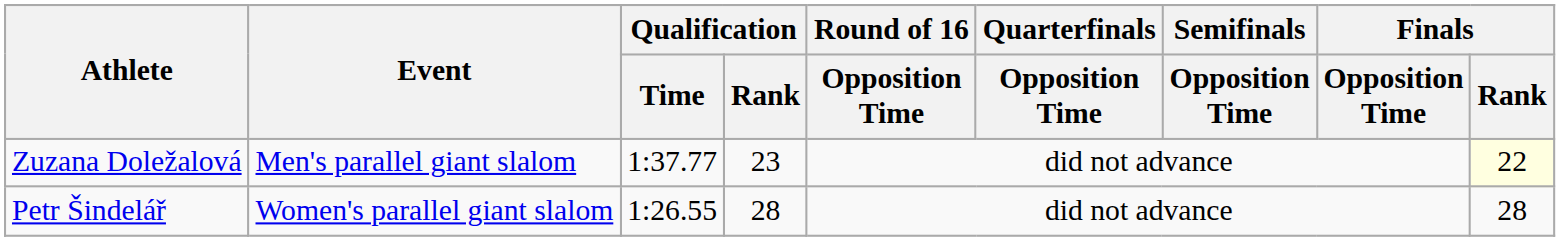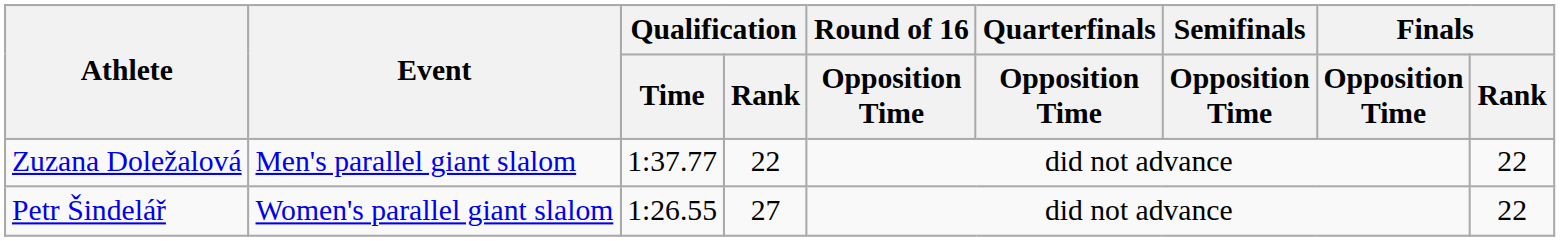(766, 162) 23 -> (766, 162) 22
(1512, 162) lightyellow background -> (1512, 162) no background
(766, 211) 28 -> (766, 211) 27
(1512, 211) 28 -> (1512, 211) 22
